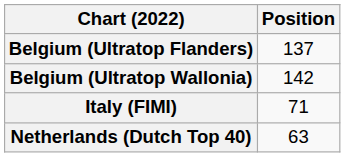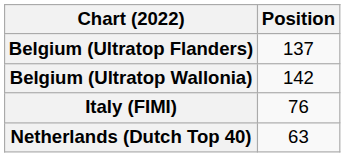(298, 107) 71 -> (298, 107) 76
